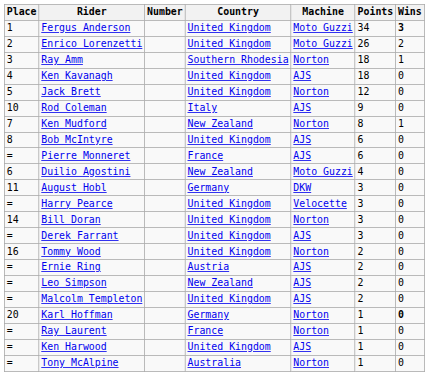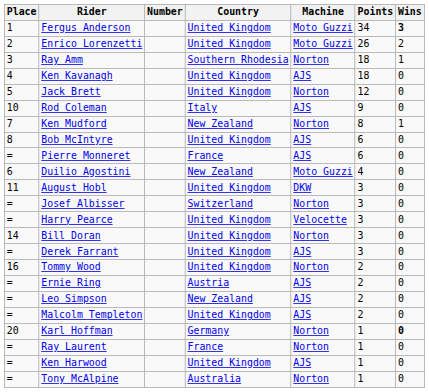(208, 188) Germany -> (229, 188) United Kingdom
+ row: (83, 204)
